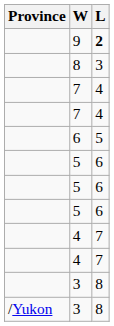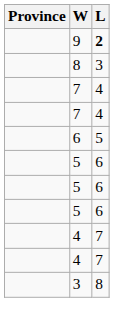- row: (30, 308)
